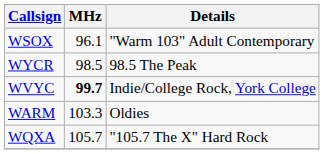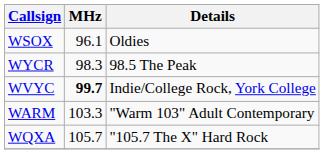(212, 40) "Warm 103" Adult Contemporary -> (129, 40) Oldies
(89, 64) 98.5 -> (89, 64) 98.3
(129, 112) Oldies -> (212, 112) "Warm 103" Adult Contemporary
